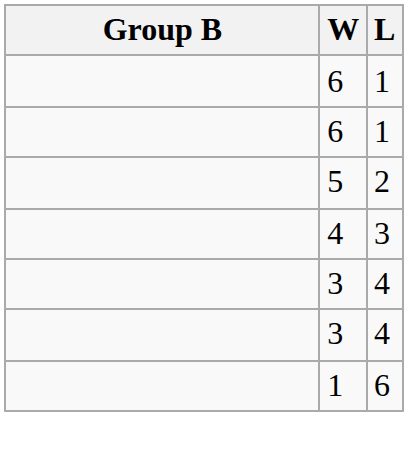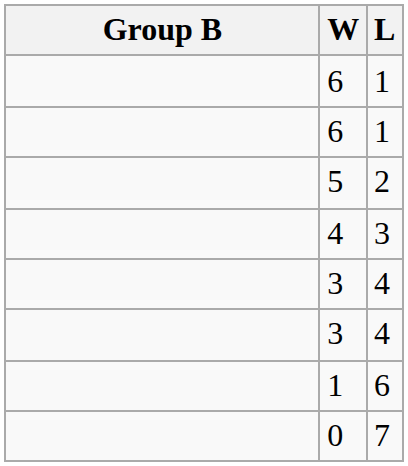+ row: (335, 435)
